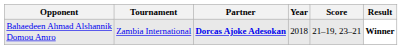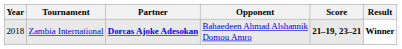columns swapped: (299, 12) <-> (59, 12)
(337, 32) normal -> (337, 32) bold
